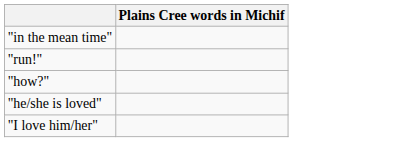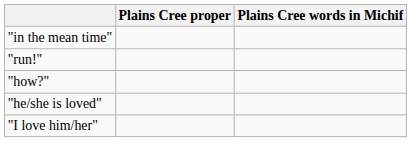+ column: (175, 15)
